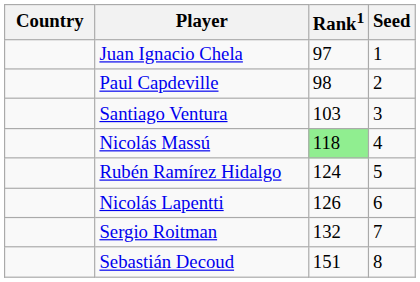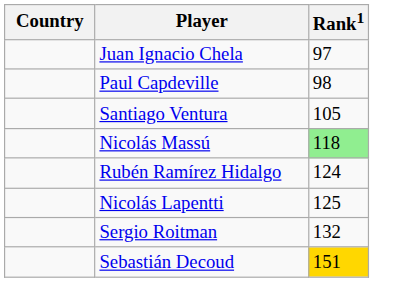- column: (392, 21)
(327, 113) 103 -> (327, 113) 105
(327, 202) 126 -> (327, 202) 125
(327, 261) no background -> (327, 261) gold background
